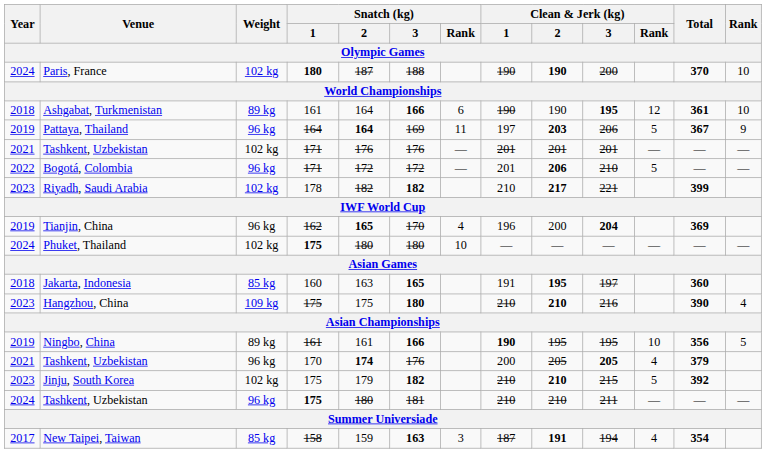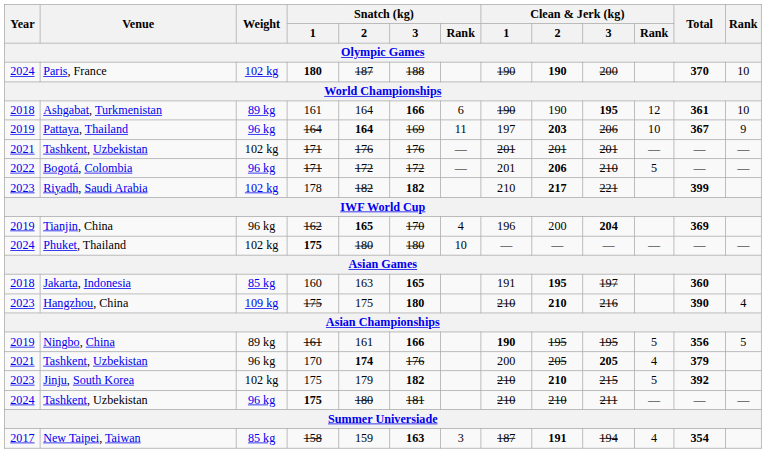(654, 129) 5 -> (654, 129) 10
(654, 341) 10 -> (654, 341) 5
